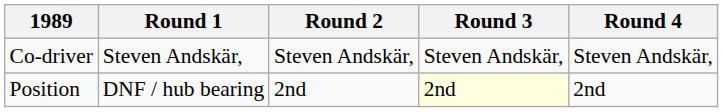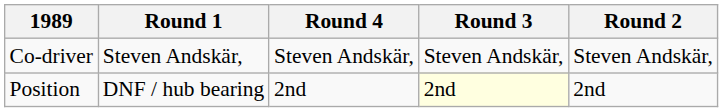columns swapped: (344, 21) <-> (643, 21)
